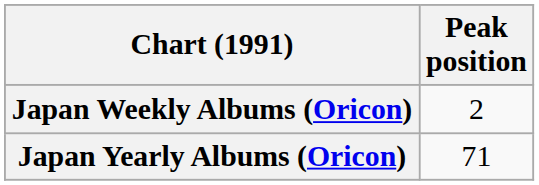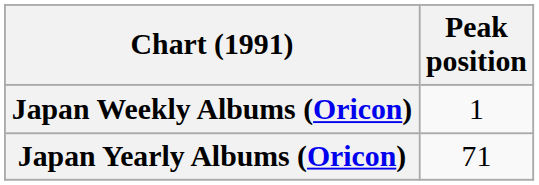(476, 108) 2 -> (476, 108) 1
